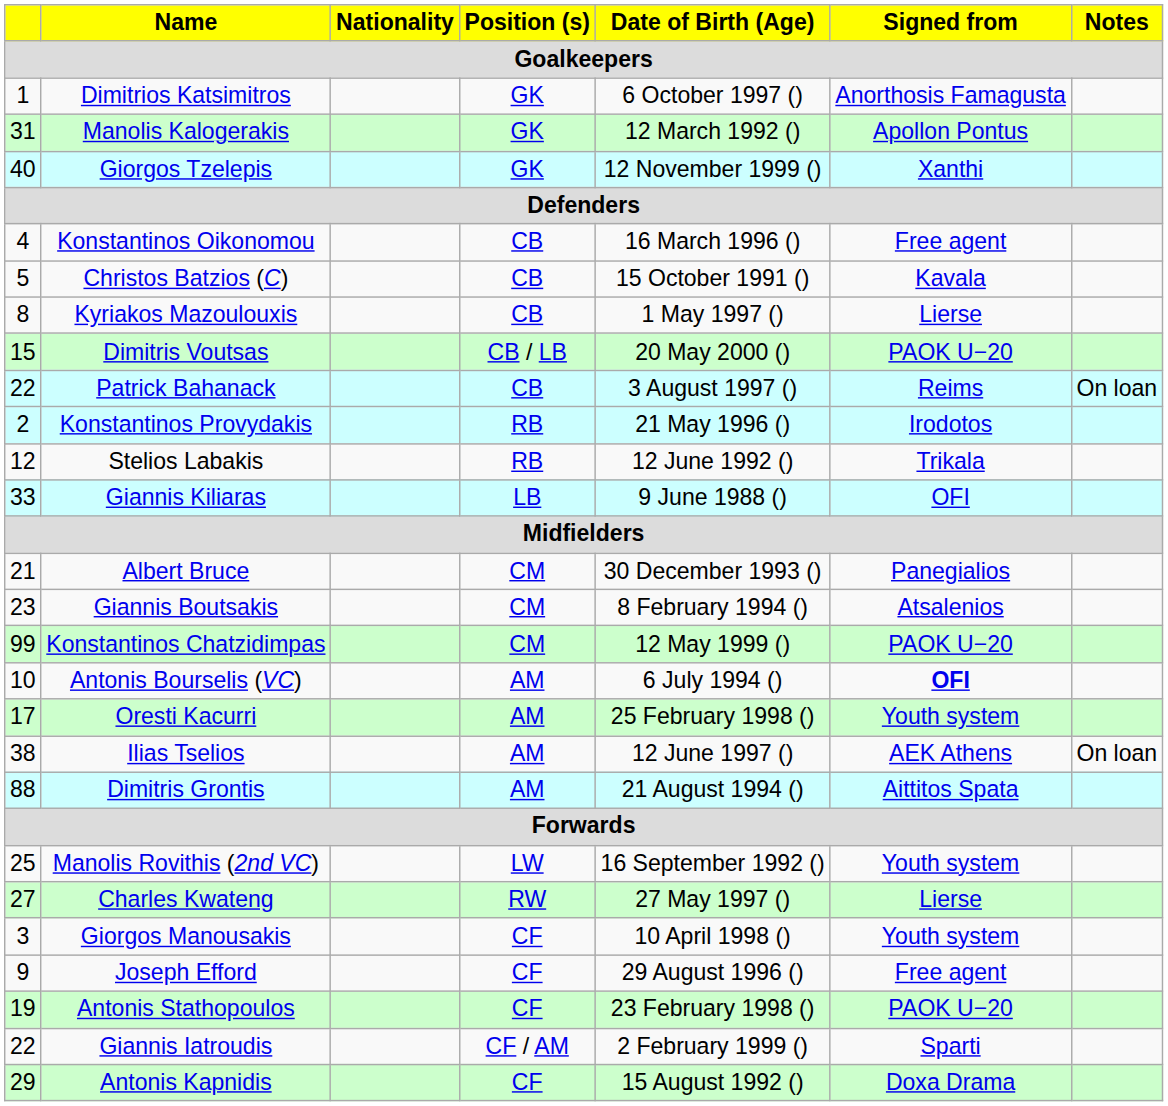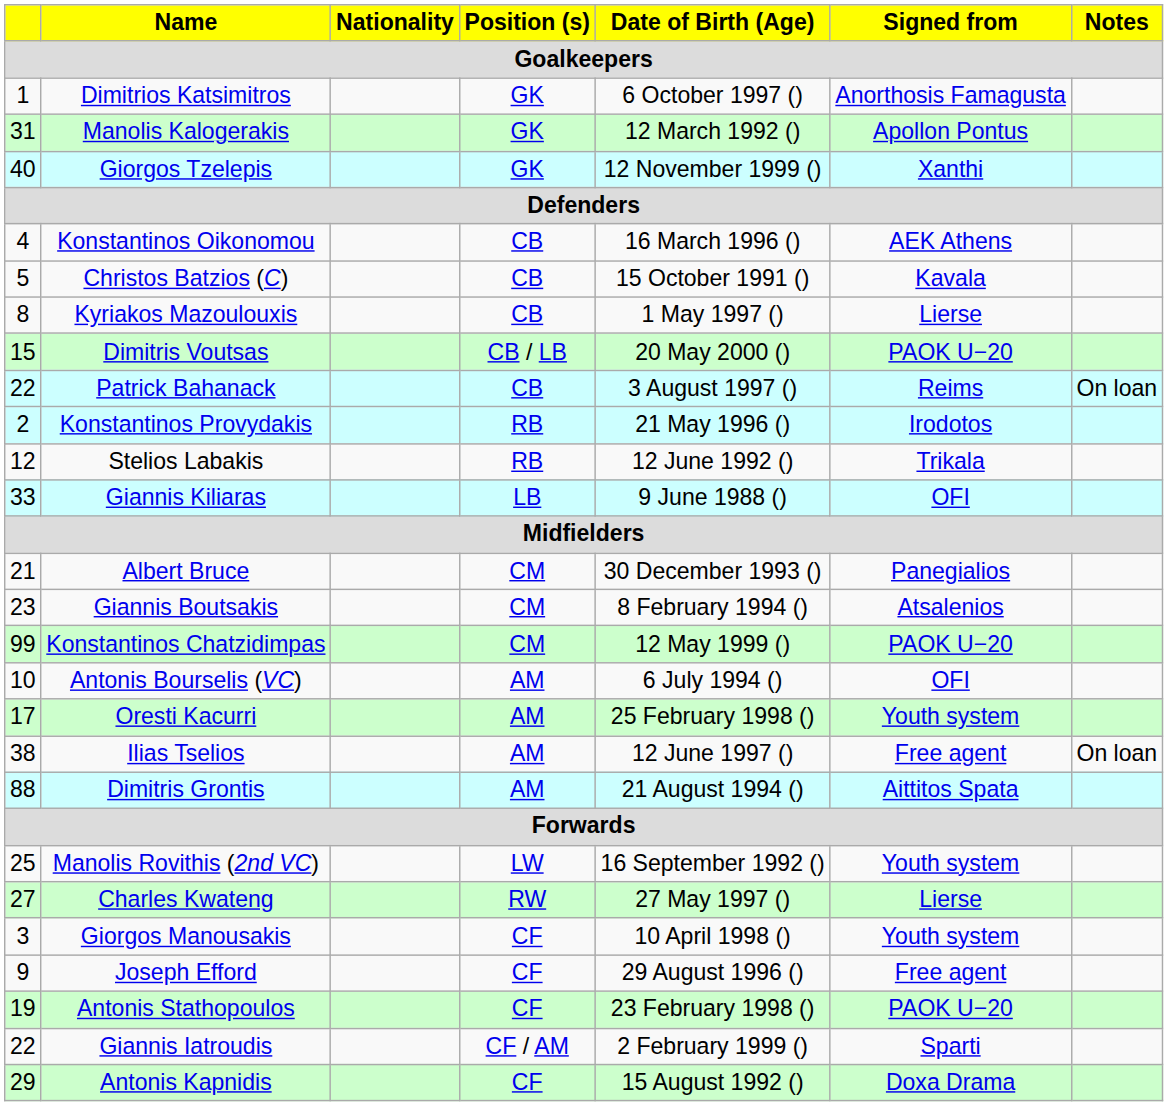(951, 242) Free agent -> (951, 242) AEK Athens
(951, 680) bold -> (951, 680) normal
(951, 753) AEK Athens -> (951, 753) Free agent
